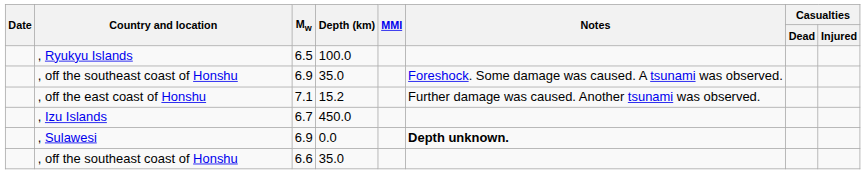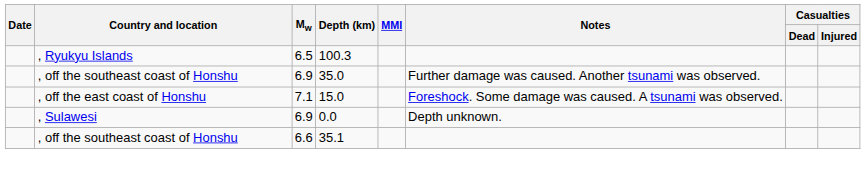(335, 55) 100.0 -> (335, 55) 100.3
(595, 76) Foreshock. Some damage was caused. A tsunami was observed. -> (584, 76) Further damage was caused. Another tsunami was observed.
(331, 96) 15.2 -> (331, 96) 15.0
(584, 96) Further damage was caused. Another tsunami was observed. -> (595, 96) Foreshock. Some damage was caused. A tsunami was observed.
- row: (72, 117)
(459, 138) bold -> (455, 117) normal
(331, 158) 35.0 -> (331, 138) 35.1
